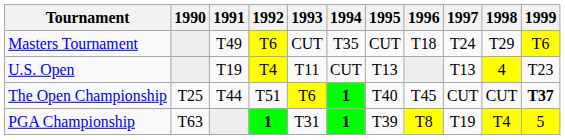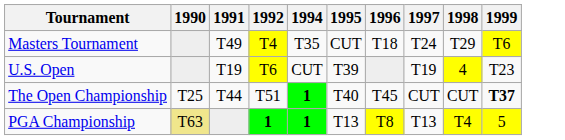- column: (307, 17)
(268, 43) T6 -> (268, 43) T4
(268, 69) T4 -> (268, 69) T6
(385, 69) T13 -> (346, 69) T39
(463, 69) T13 -> (424, 69) T19
(190, 121) no background -> (190, 121) khaki background
(385, 121) T39 -> (346, 121) T13
(463, 121) T19 -> (424, 121) T13
